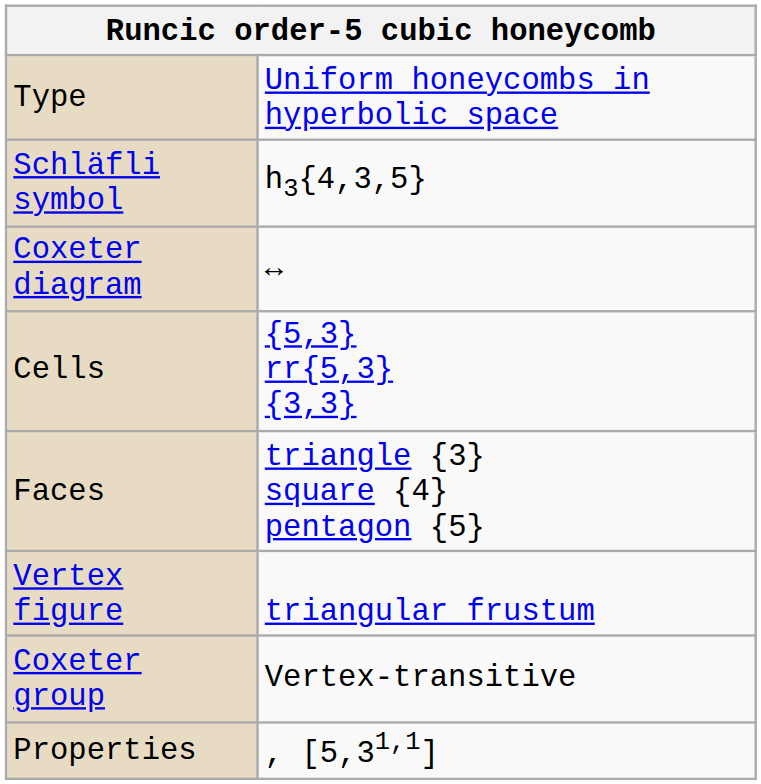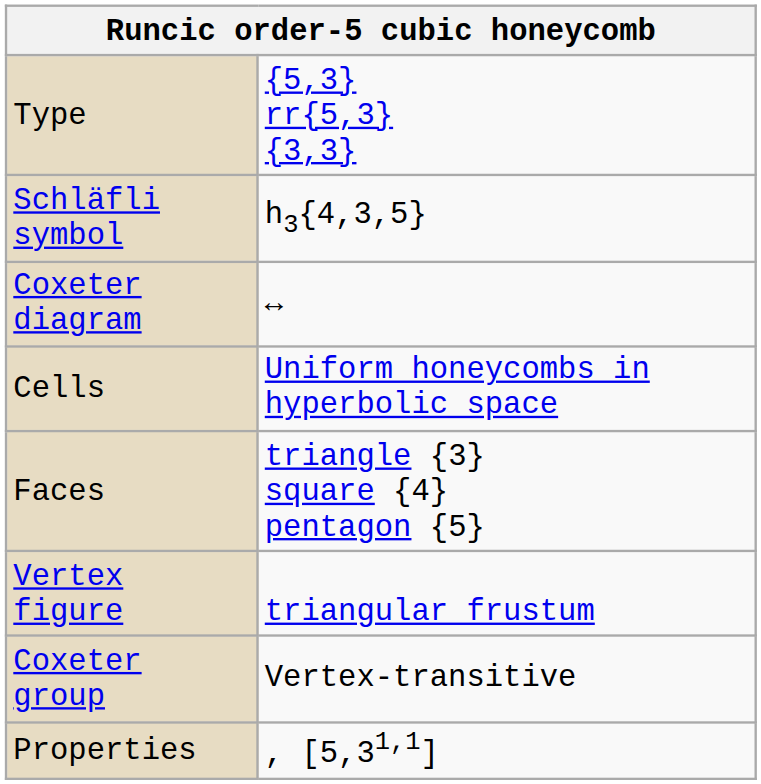(457, 98) Uniform honeycombs in hyperbolic space -> (329, 116) {5,3} rr{5,3} {3,3}
(329, 371) {5,3} rr{5,3} {3,3} -> (457, 388) Uniform honeycombs in hyperbolic space
